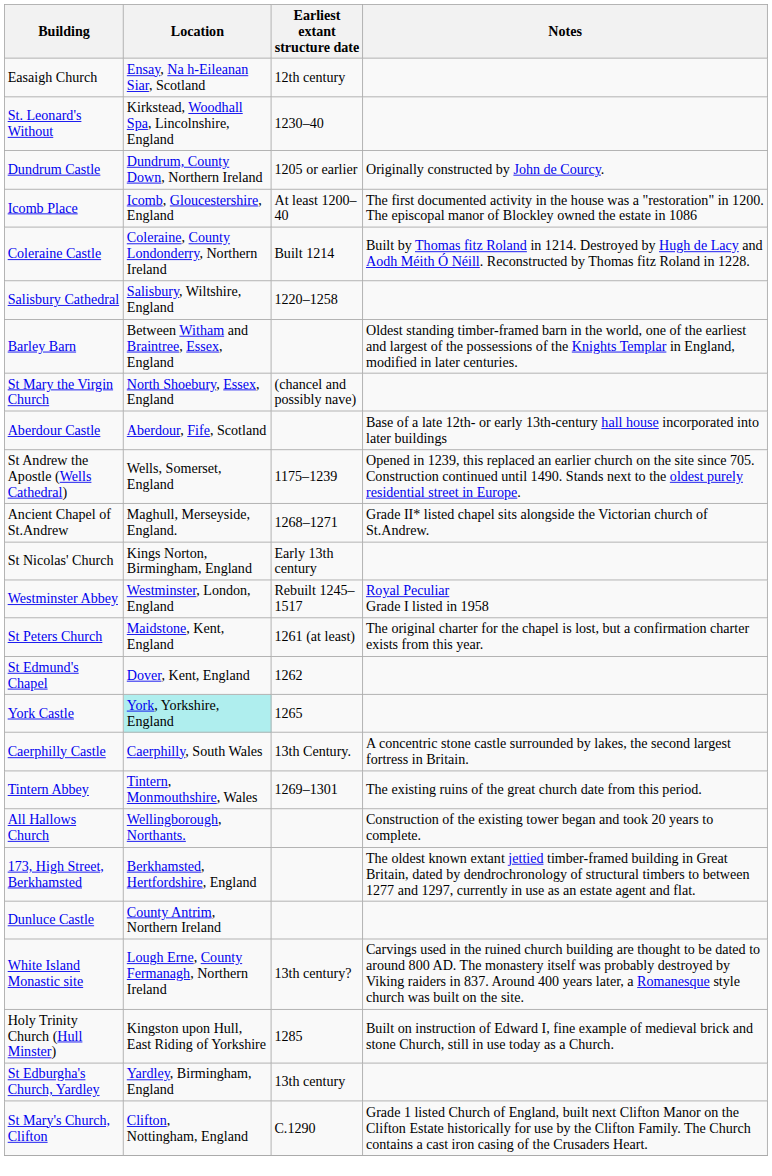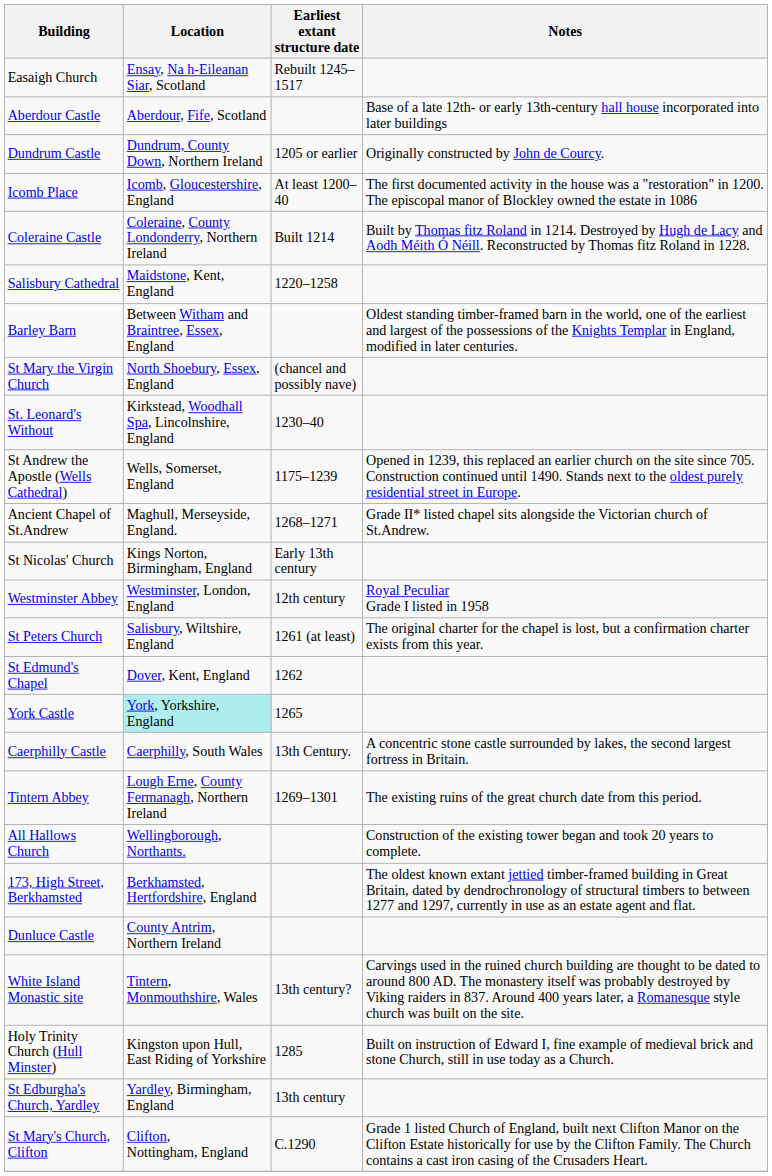(310, 77) 12th century -> (315, 77) Rebuilt 1245–1517
rows swapped: (54, 430) <-> (45, 123)
(184, 300) Salisbury, Wiltshire, England -> (175, 284) Maidstone, Kent, England
(315, 598) Rebuilt 1245–1517 -> (310, 598) 12th century
(175, 637) Maidstone, Kent, England -> (184, 637) Salisbury, Wiltshire, England
(192, 789) Tintern, Monmouthshire, Wales -> (187, 797) Lough Erne, County Fermanagh, Northern Ireland
(187, 974) Lough Erne, County Fermanagh, Northern Ireland -> (192, 990) Tintern, Monmouthshire, Wales
